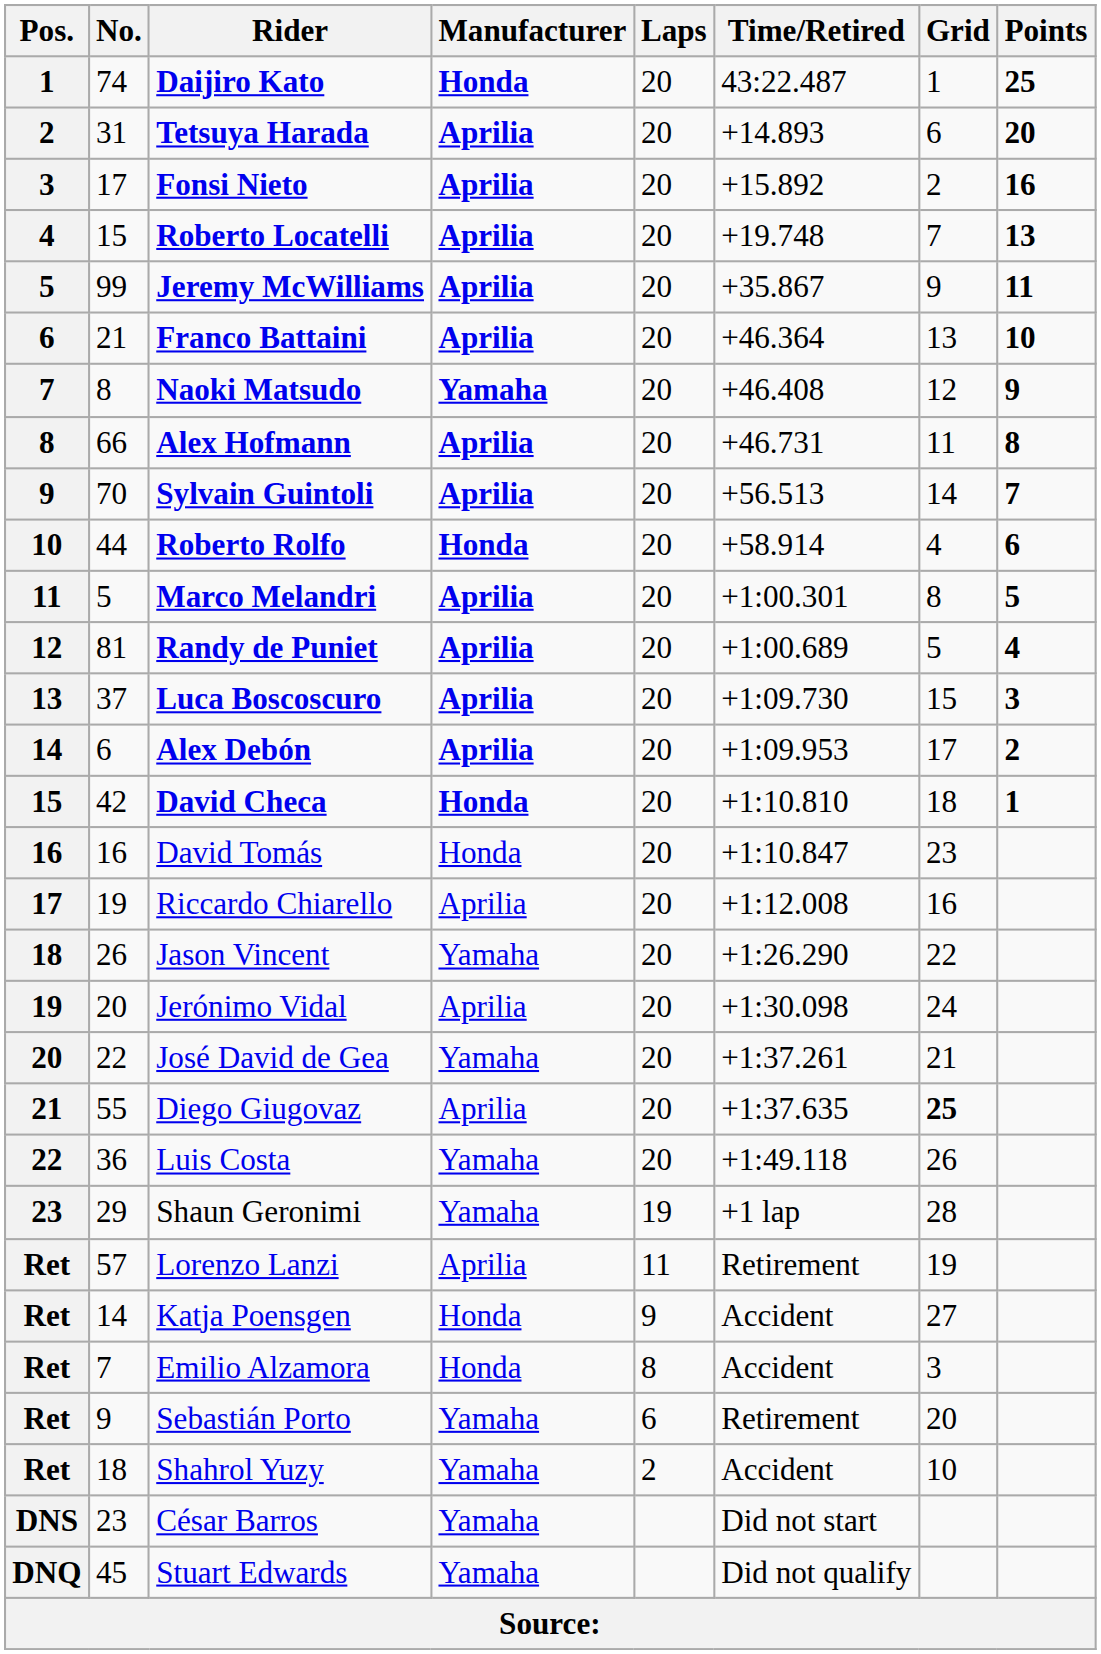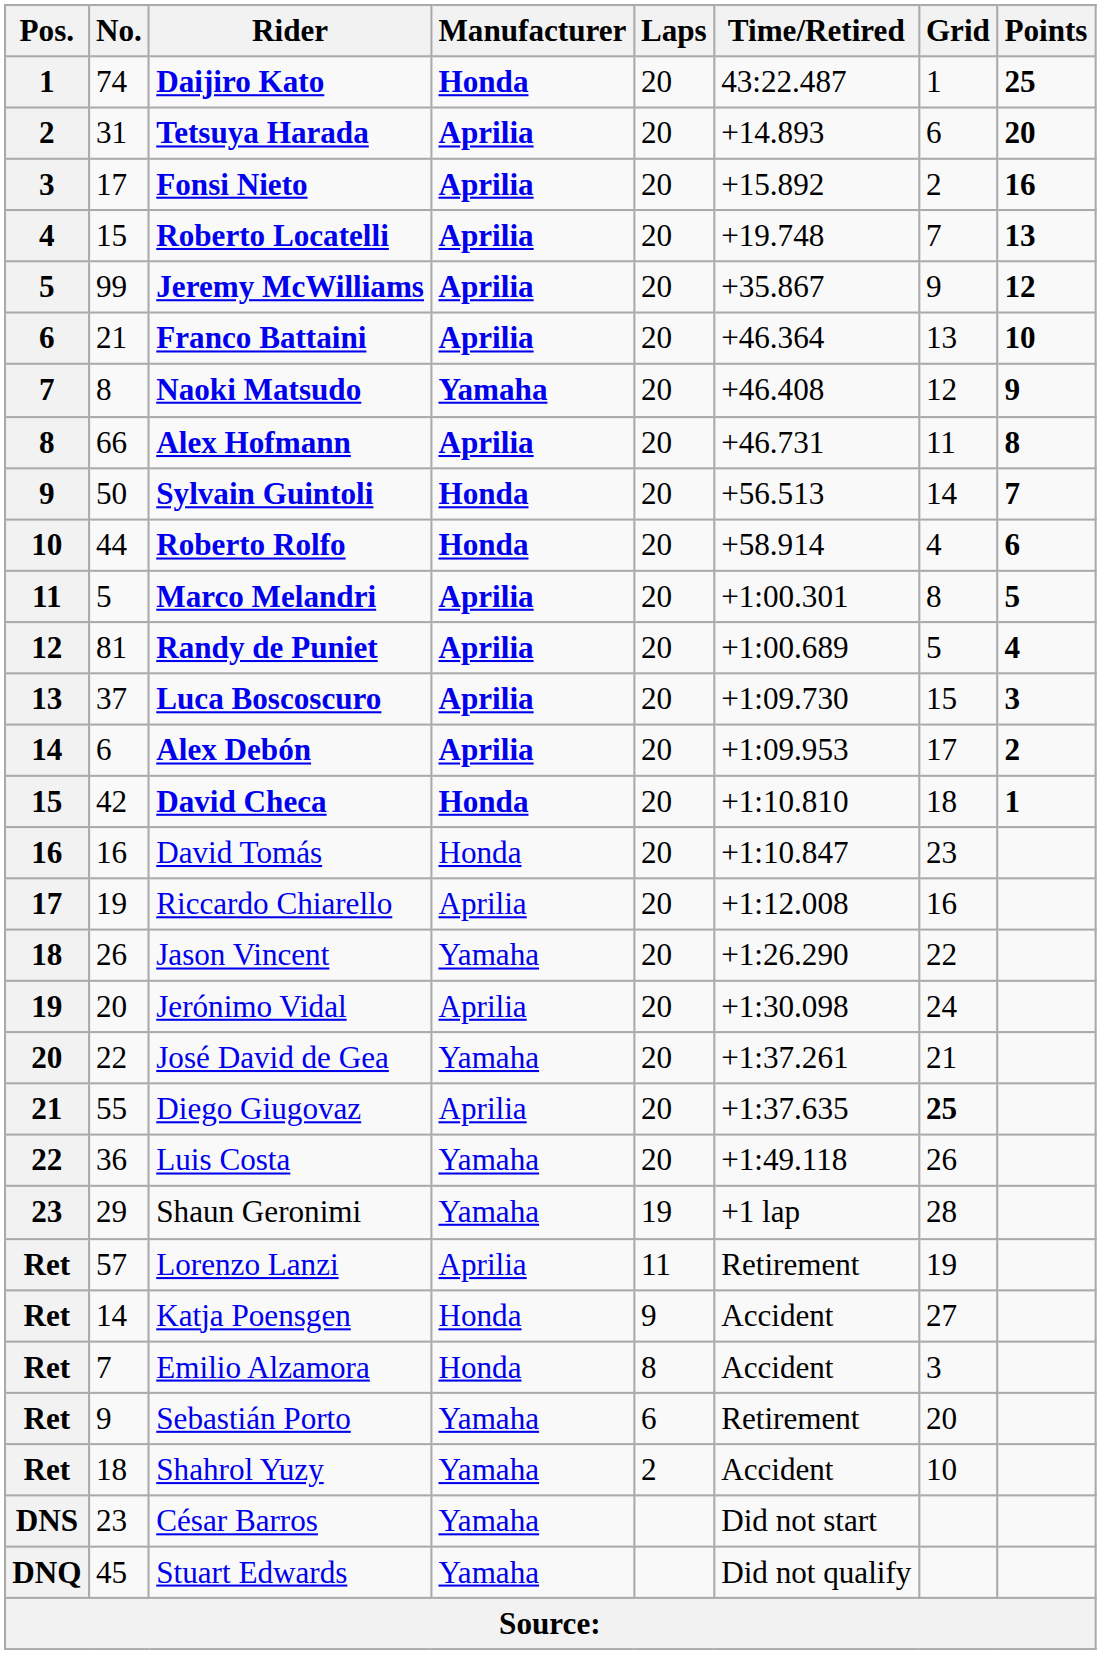(1019, 287) 11 -> (1020, 287) 12
(111, 492) 70 -> (111, 492) 50
(486, 492) Aprilia -> (483, 492) Honda
